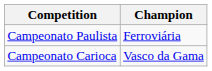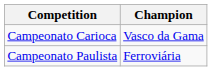rows swapped: (62, 55) <-> (62, 35)
